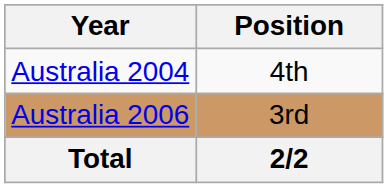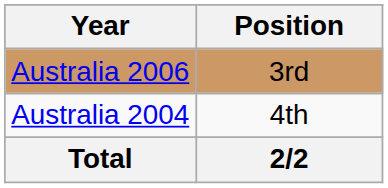rows swapped: (100, 70) <-> (100, 114)
